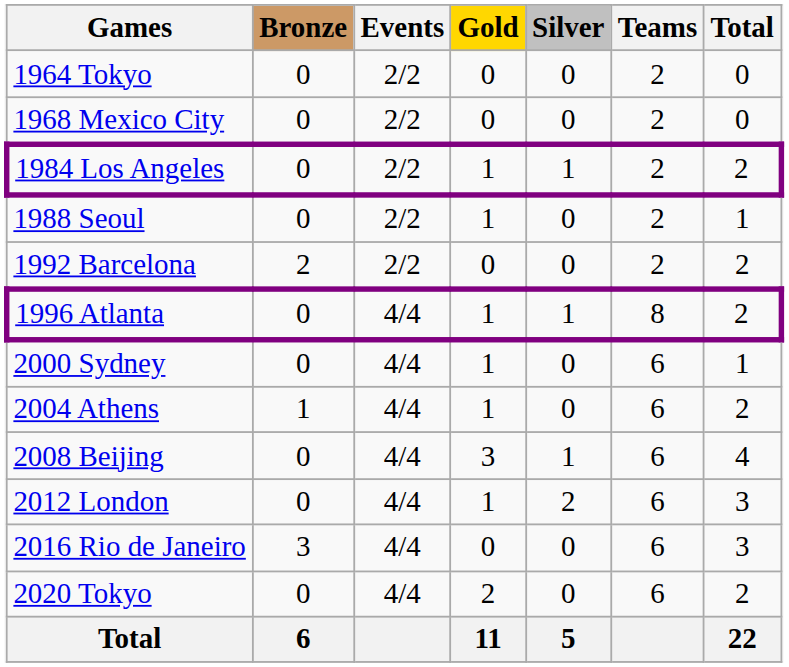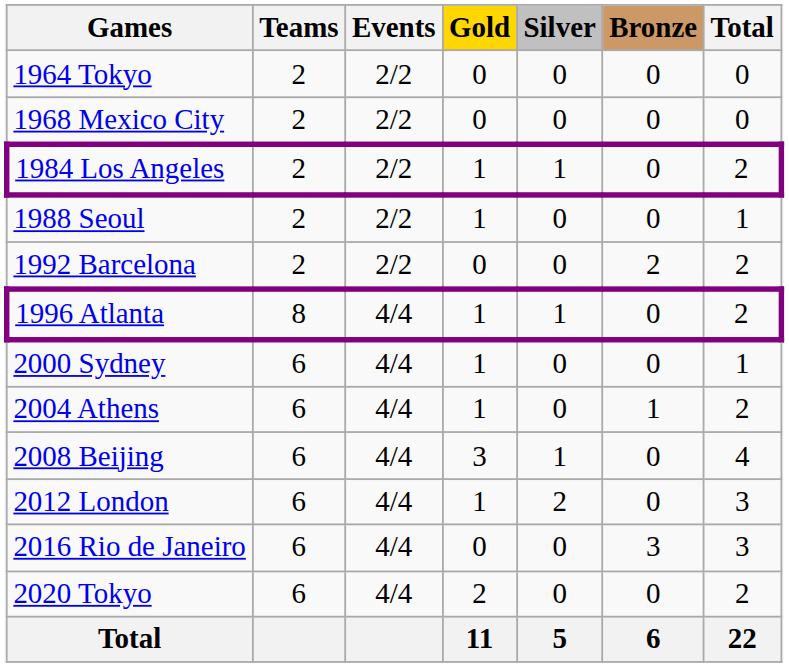columns swapped: (657, 27) <-> (303, 27)
